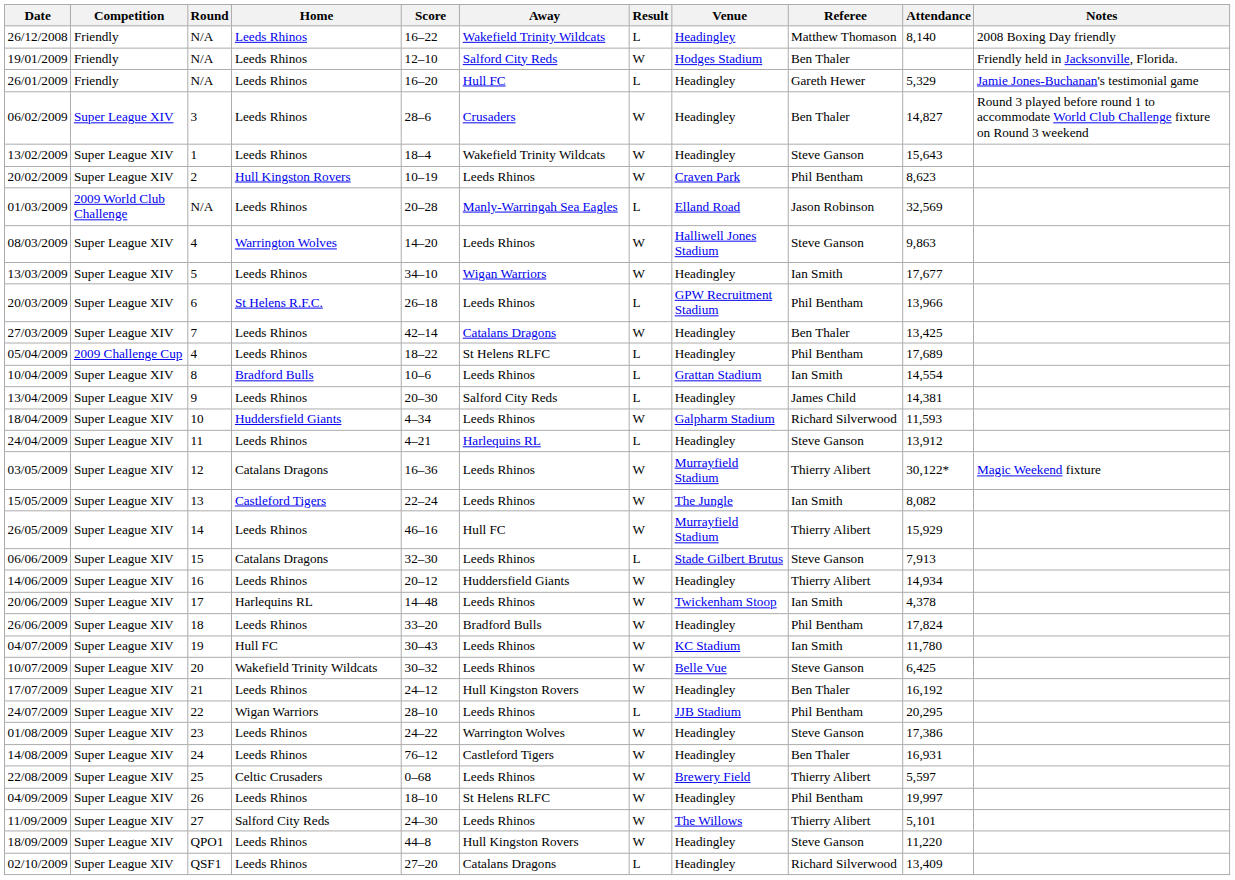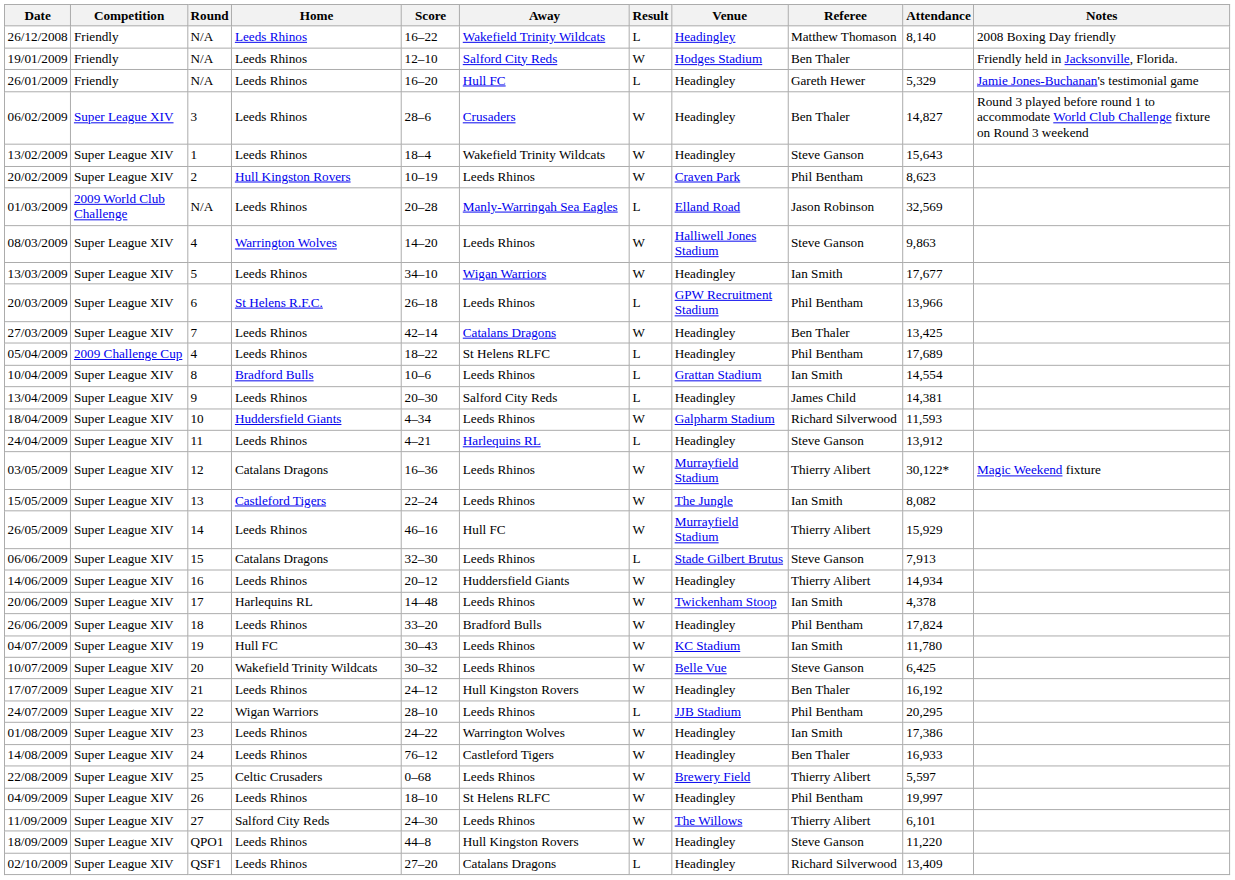(827, 733) Steve Ganson -> (817, 733) Ian Smith
(924, 754) 16,931 -> (924, 754) 16,933
(921, 820) 5,101 -> (921, 820) 6,101
